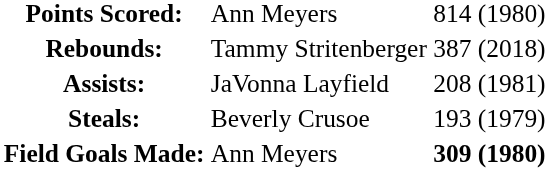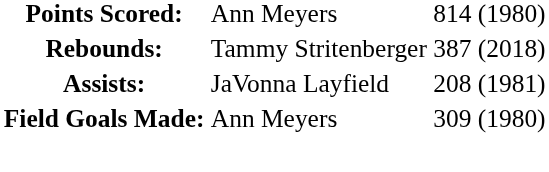- row: (104, 118)
(489, 153) bold -> (489, 118) normal
